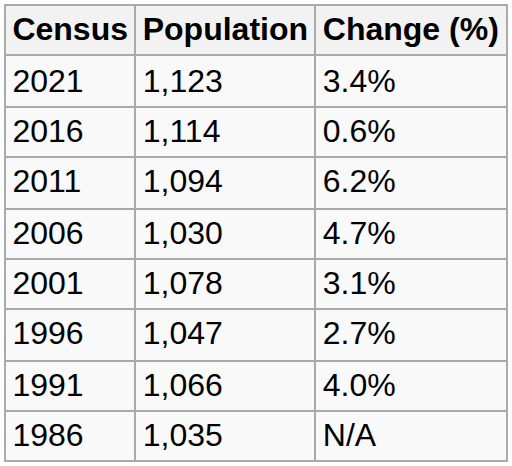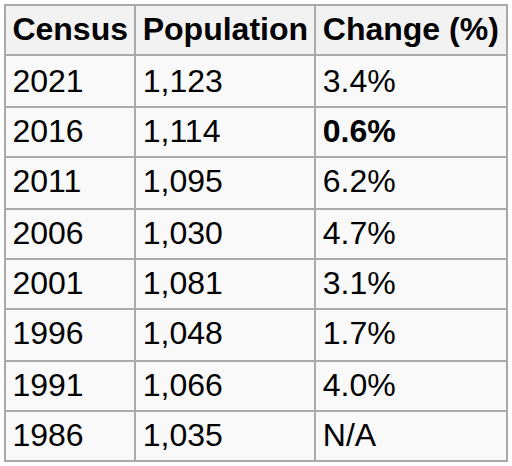(359, 131) normal -> (359, 131) bold
(183, 182) 1,094 -> (183, 182) 1,095
(183, 283) 1,078 -> (183, 283) 1,081
(183, 334) 1,047 -> (183, 334) 1,048
(359, 334) 2.7% -> (359, 334) 1.7%
